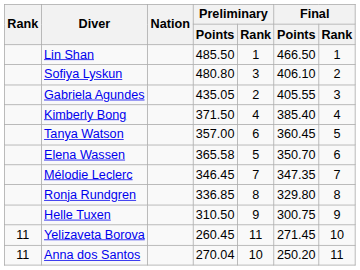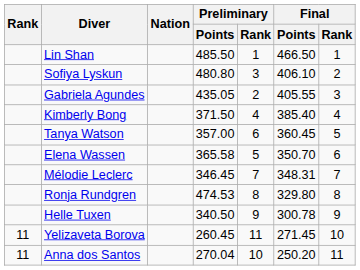(296, 174) 347.35 -> (296, 174) 348.31
(215, 194) 336.85 -> (215, 194) 474.53
(215, 214) 310.50 -> (215, 214) 340.50
(296, 214) 300.75 -> (296, 214) 300.78
